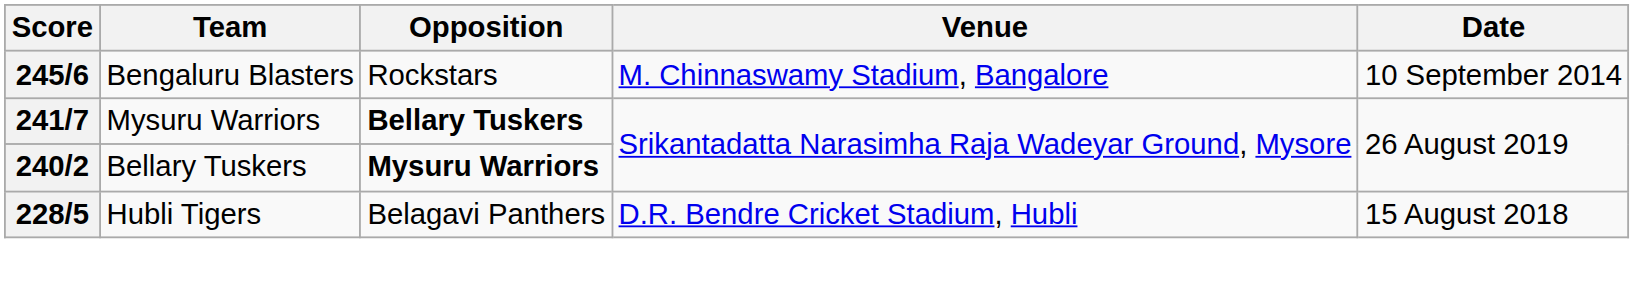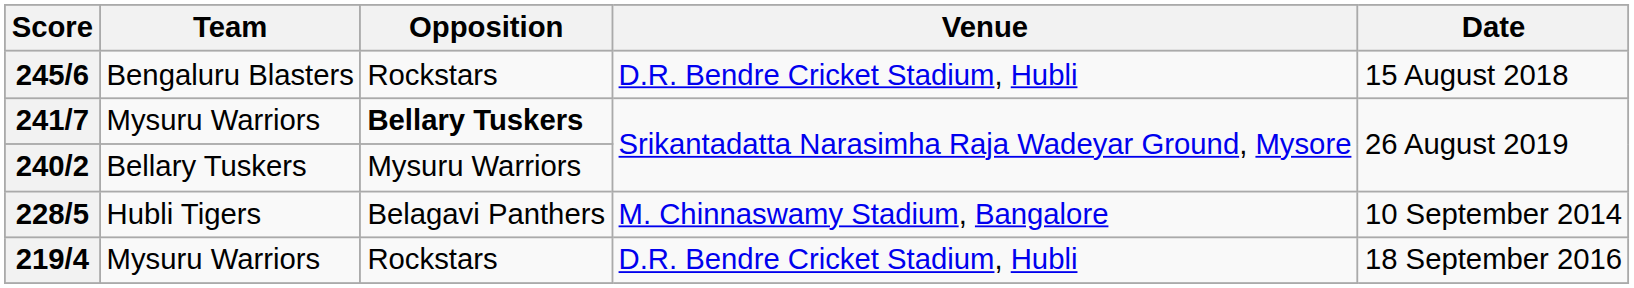(863, 74) M. Chinnaswamy Stadium, Bangalore -> (848, 74) D.R. Bendre Cricket Stadium, Hubli
(1494, 74) 10 September 2014 -> (1467, 74) 15 August 2018
(483, 167) bold -> (474, 167) normal
(848, 213) D.R. Bendre Cricket Stadium, Hubli -> (863, 213) M. Chinnaswamy Stadium, Bangalore
(1467, 213) 15 August 2018 -> (1494, 213) 10 September 2014
+ row: (52, 259)
